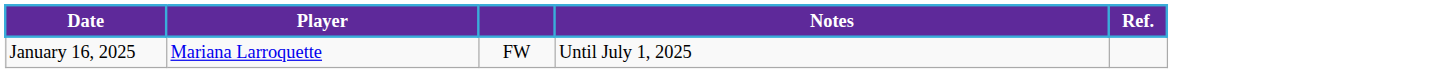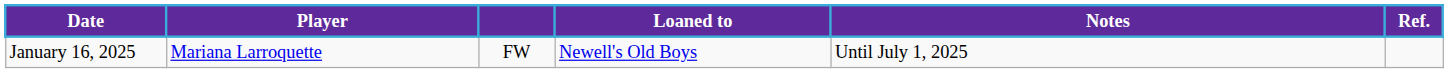+ column: (693, 21)
